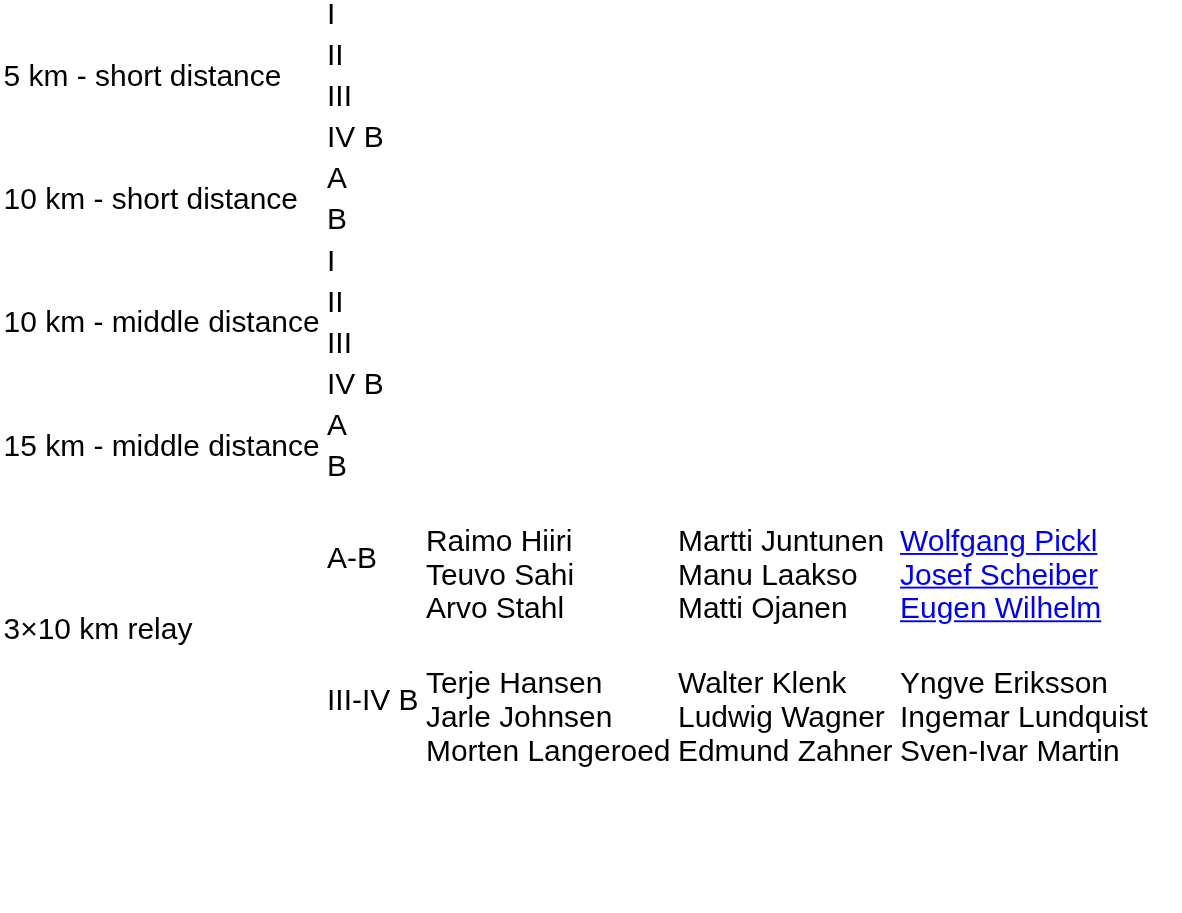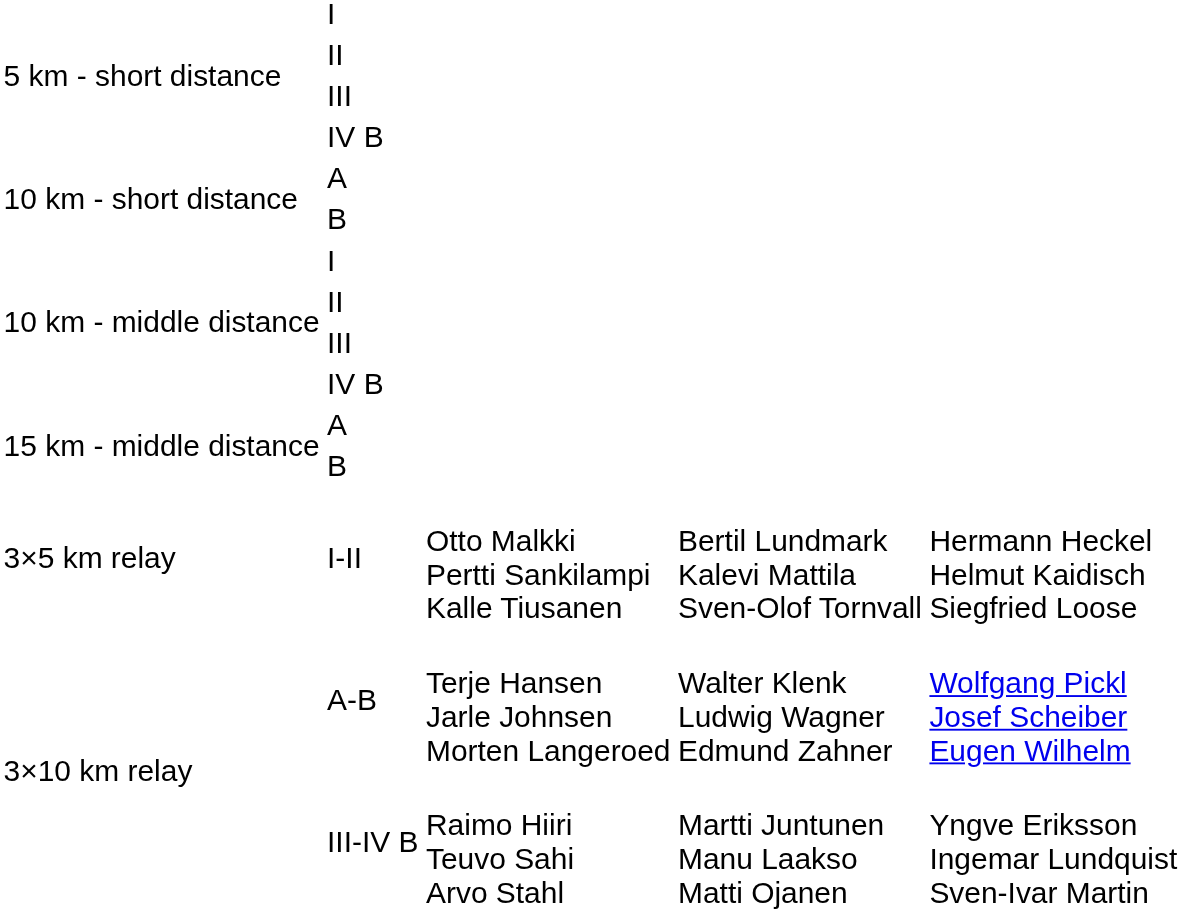+ row: (90, 558)
(500, 575) Raimo Hiiri Teuvo Sahi Arvo Stahl -> (548, 717) Terje Hansen Jarle Johnsen Morten Langeroed
(781, 575) Martti Juntunen Manu Laakso Matti Ojanen -> (785, 717) Walter Klenk Ludwig Wagner Edmund Zahner
(548, 717) Terje Hansen Jarle Johnsen Morten Langeroed -> (500, 859) Raimo Hiiri Teuvo Sahi Arvo Stahl
(785, 717) Walter Klenk Ludwig Wagner Edmund Zahner -> (781, 859) Martti Juntunen Manu Laakso Matti Ojanen
